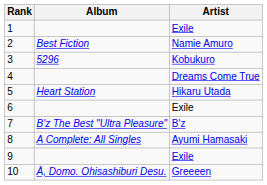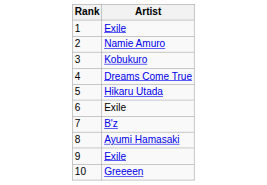- column: (102, 12)
